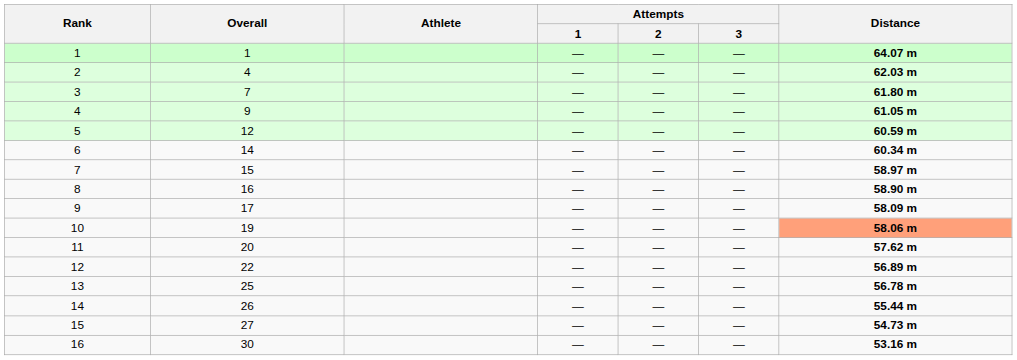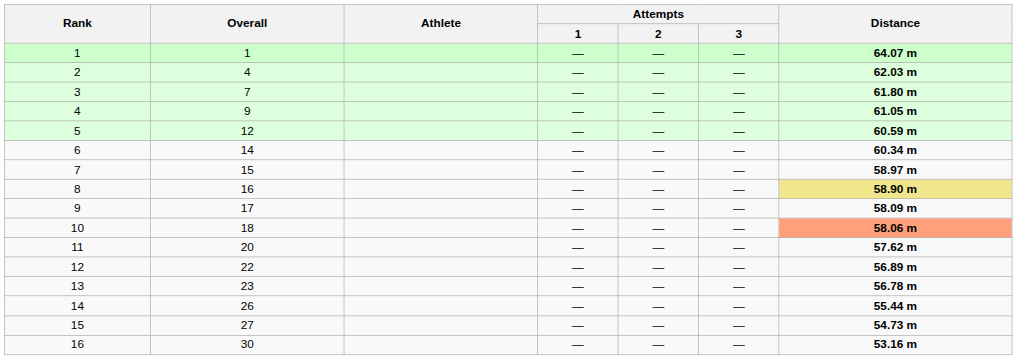(895, 188) no background -> (895, 188) khaki background
(247, 227) 19 -> (247, 227) 18
(247, 286) 25 -> (247, 286) 23
